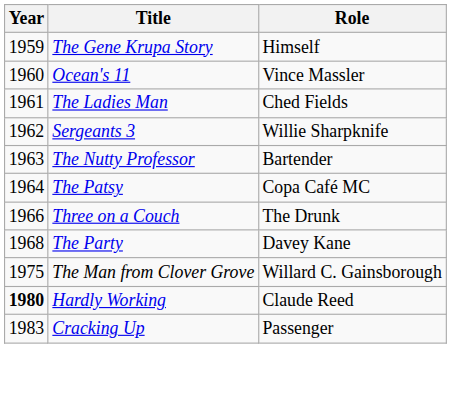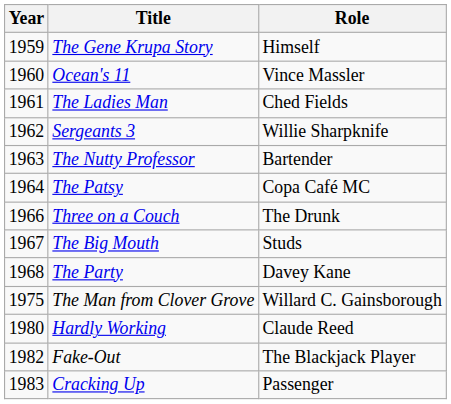+ row: (106, 243)
(26, 300) bold -> (26, 328) normal
+ row: (86, 356)
